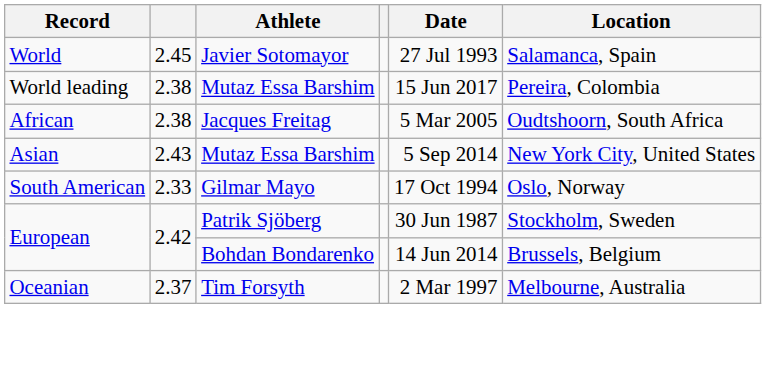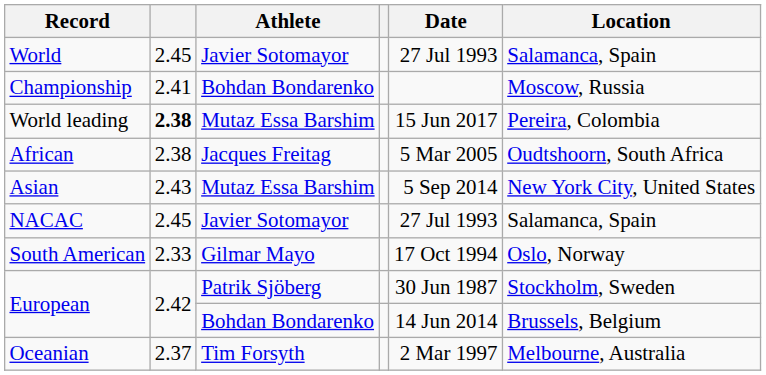+ row: (71, 87)
(173, 87) normal -> (173, 120) bold
+ row: (46, 220)
